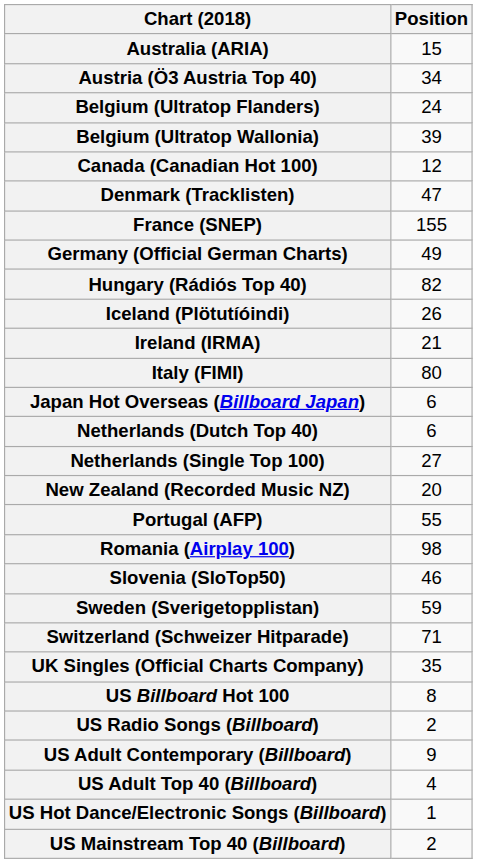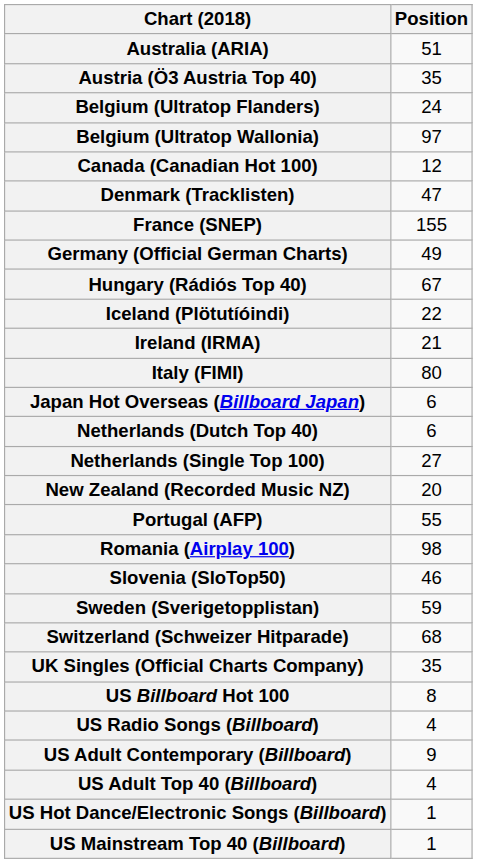(431, 48) 15 -> (431, 48) 51
(431, 78) 34 -> (431, 78) 35
(431, 136) 39 -> (431, 136) 97
(431, 284) 82 -> (431, 284) 67
(431, 313) 26 -> (431, 313) 22
(431, 637) 71 -> (431, 637) 68
(431, 725) 2 -> (431, 725) 4
(431, 843) 2 -> (431, 843) 1
